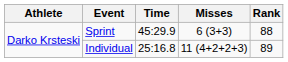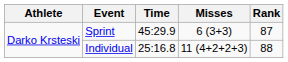(267, 31) 88 -> (267, 31) 87
(267, 49) 89 -> (267, 49) 88
